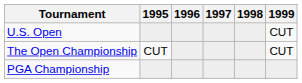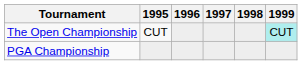- row: (34, 32)
(281, 51) no background -> (281, 32) paleturquoise background
